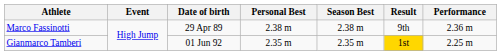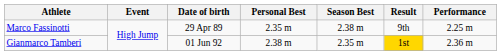(279, 28) 2.38 m -> (279, 28) 2.35 m
(460, 28) 2.36 m -> (460, 28) 2.25 m
(279, 43) 2.35 m -> (279, 43) 2.38 m
(460, 43) 2.25 m -> (460, 43) 2.36 m
